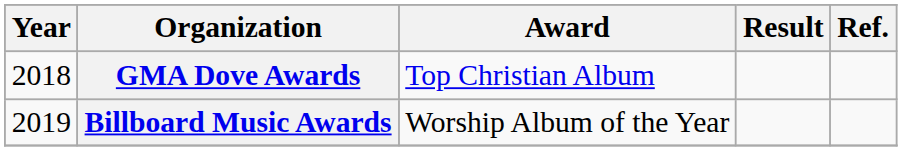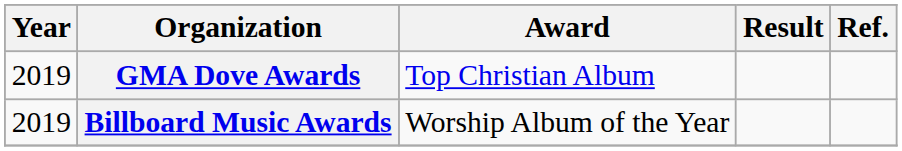(41, 74) 2018 -> (41, 74) 2019
